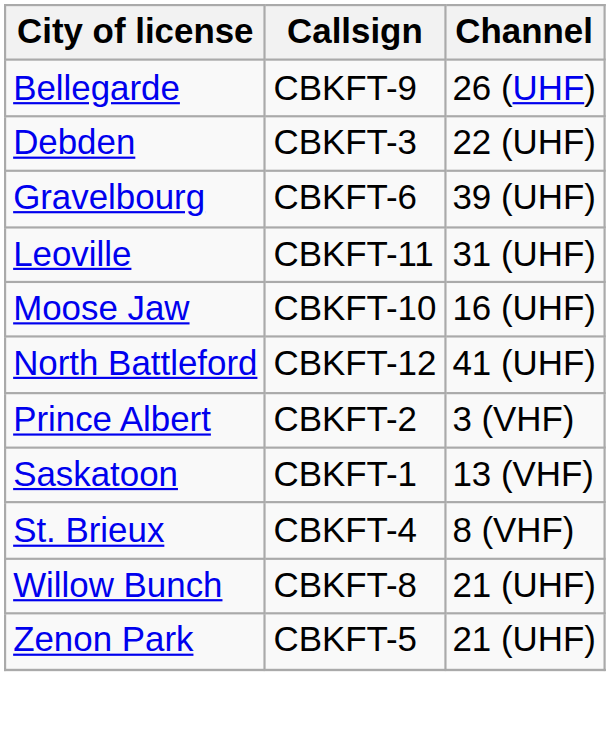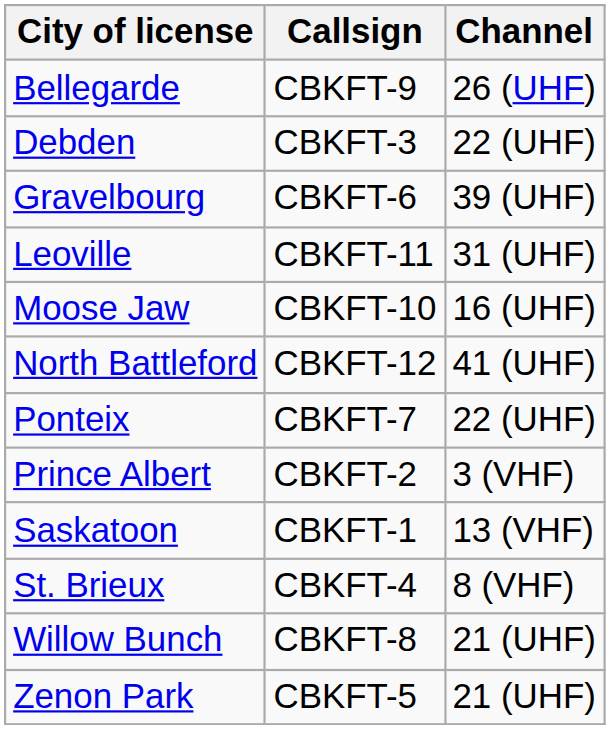+ row: (71, 419)
